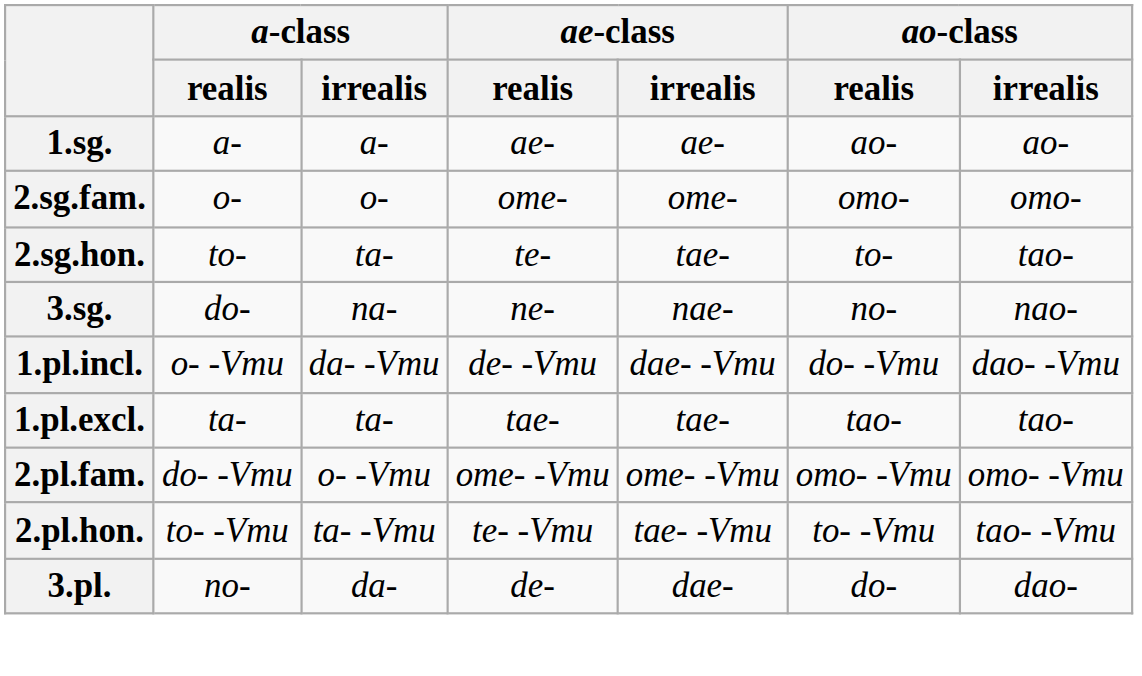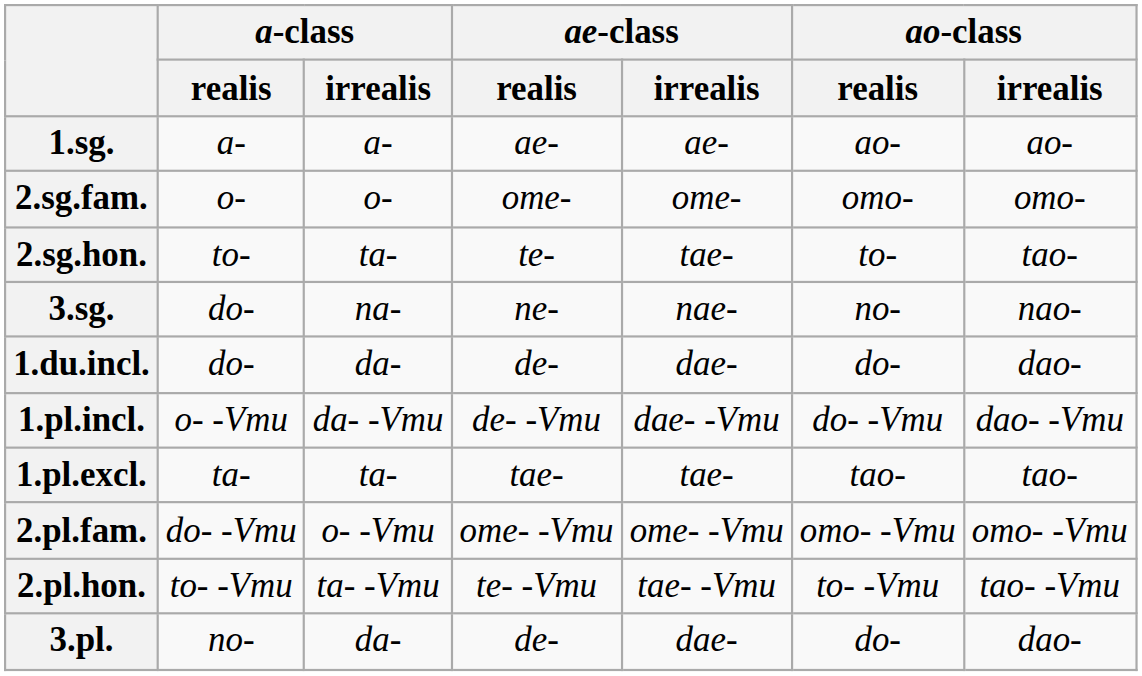+ row: (81, 364)
